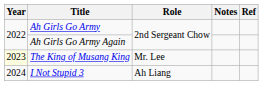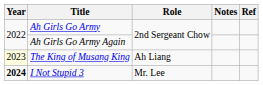(150, 57) Mr. Lee -> (153, 57) Ah Liang
(16, 73) normal -> (16, 73) bold
(153, 73) Ah Liang -> (150, 73) Mr. Lee
